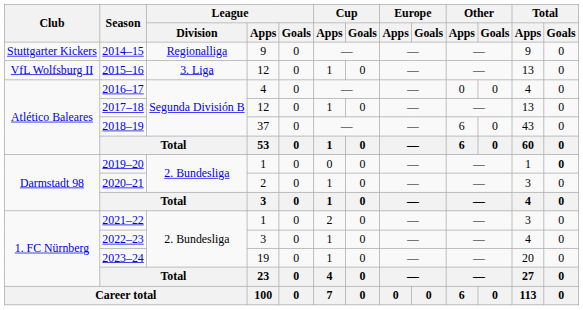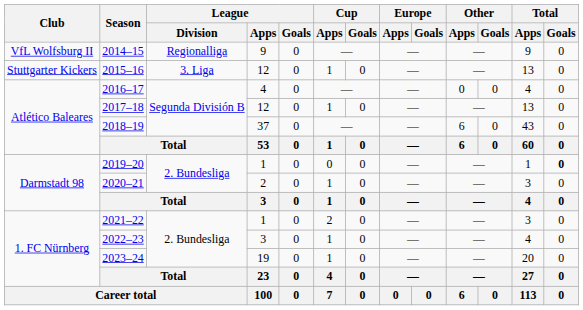(52, 51) Stuttgarter Kickers -> (52, 51) VfL Wolfsburg II
(52, 70) VfL Wolfsburg II -> (52, 70) Stuttgarter Kickers
